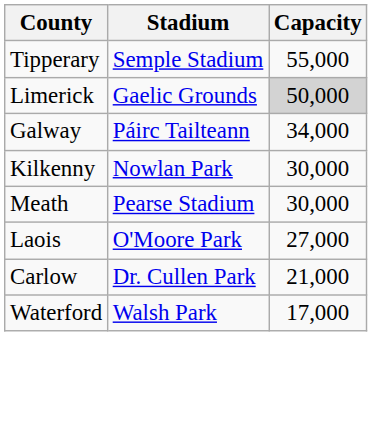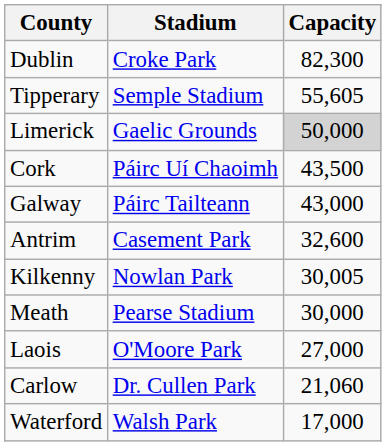+ row: (42, 58)
(318, 58) 55,000 -> (332, 95) 55,605
+ row: (33, 167)
(318, 131) 34,000 -> (332, 204) 43,000
+ row: (43, 240)
(318, 167) 30,000 -> (332, 276) 30,005
(318, 276) 21,000 -> (332, 385) 21,060
